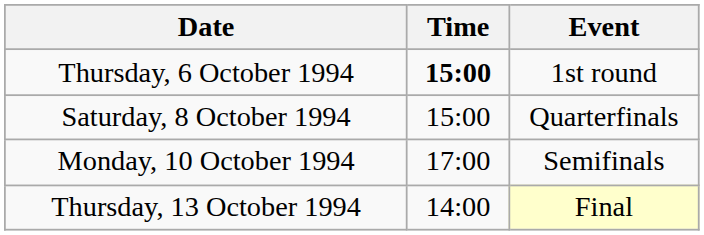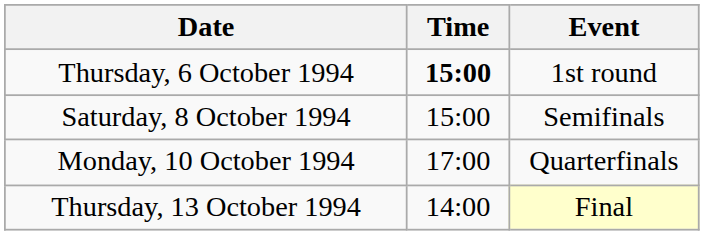(604, 116) Quarterfinals -> (604, 116) Semifinals
(604, 161) Semifinals -> (604, 161) Quarterfinals
